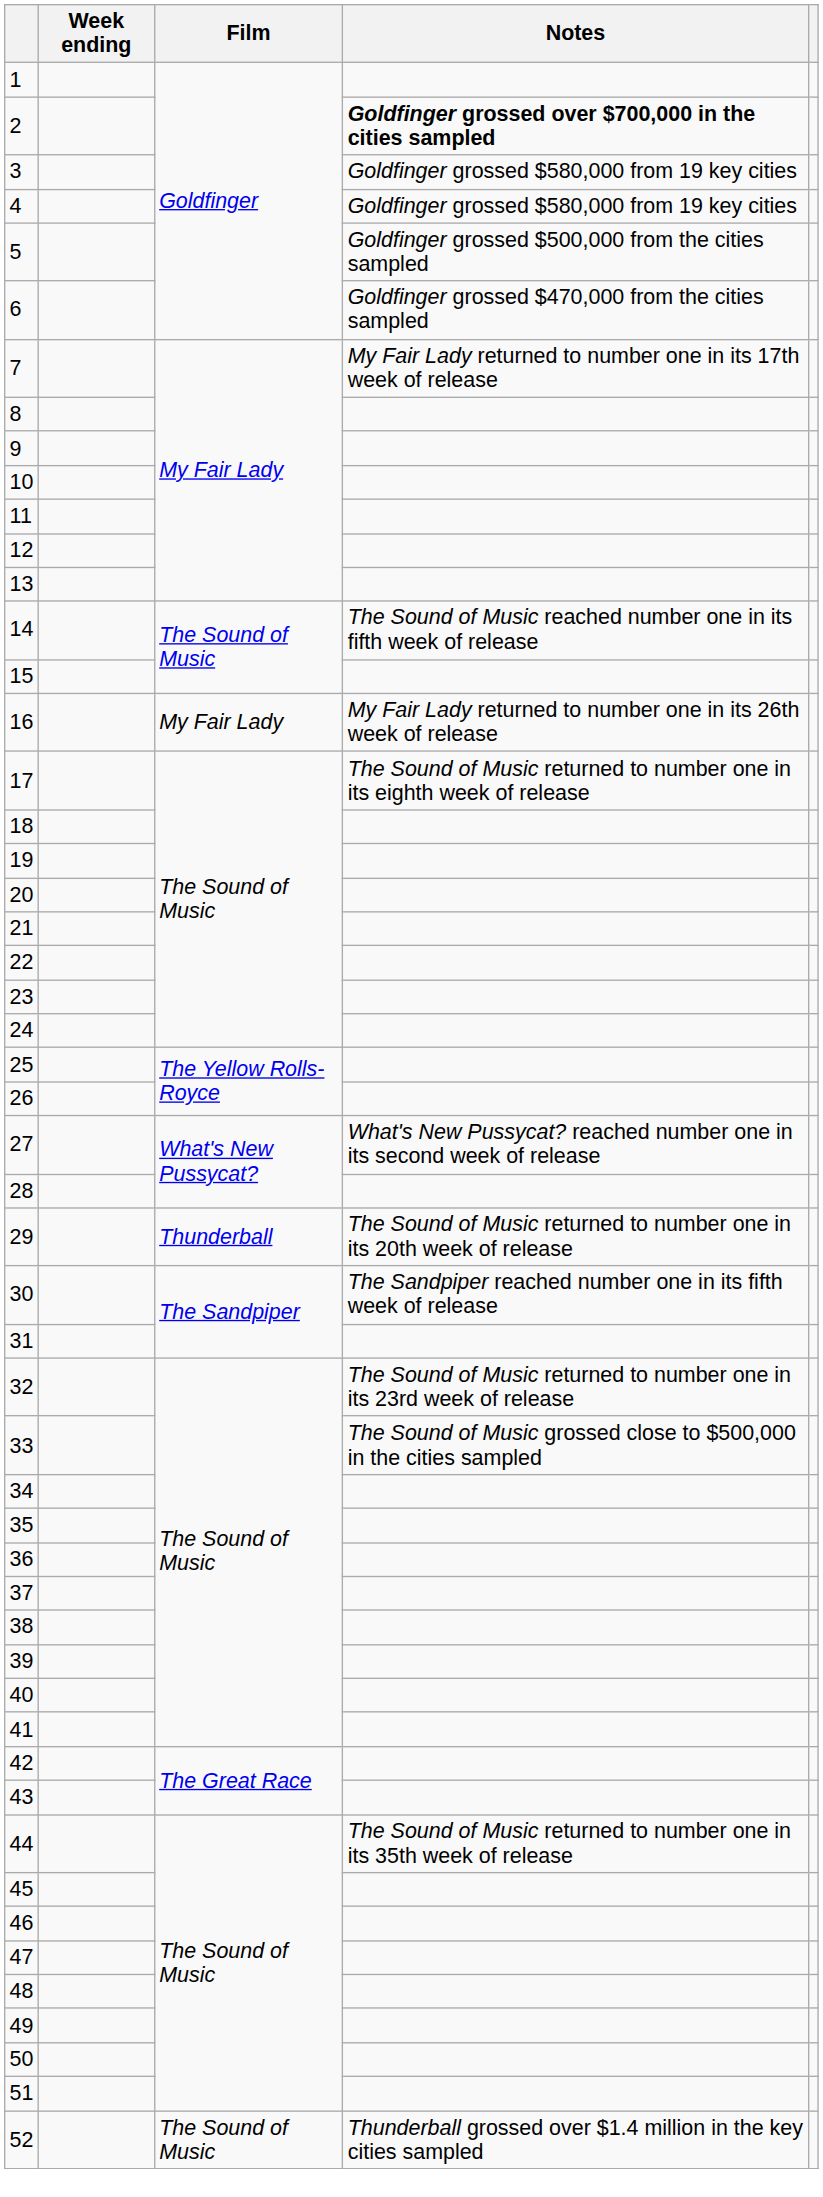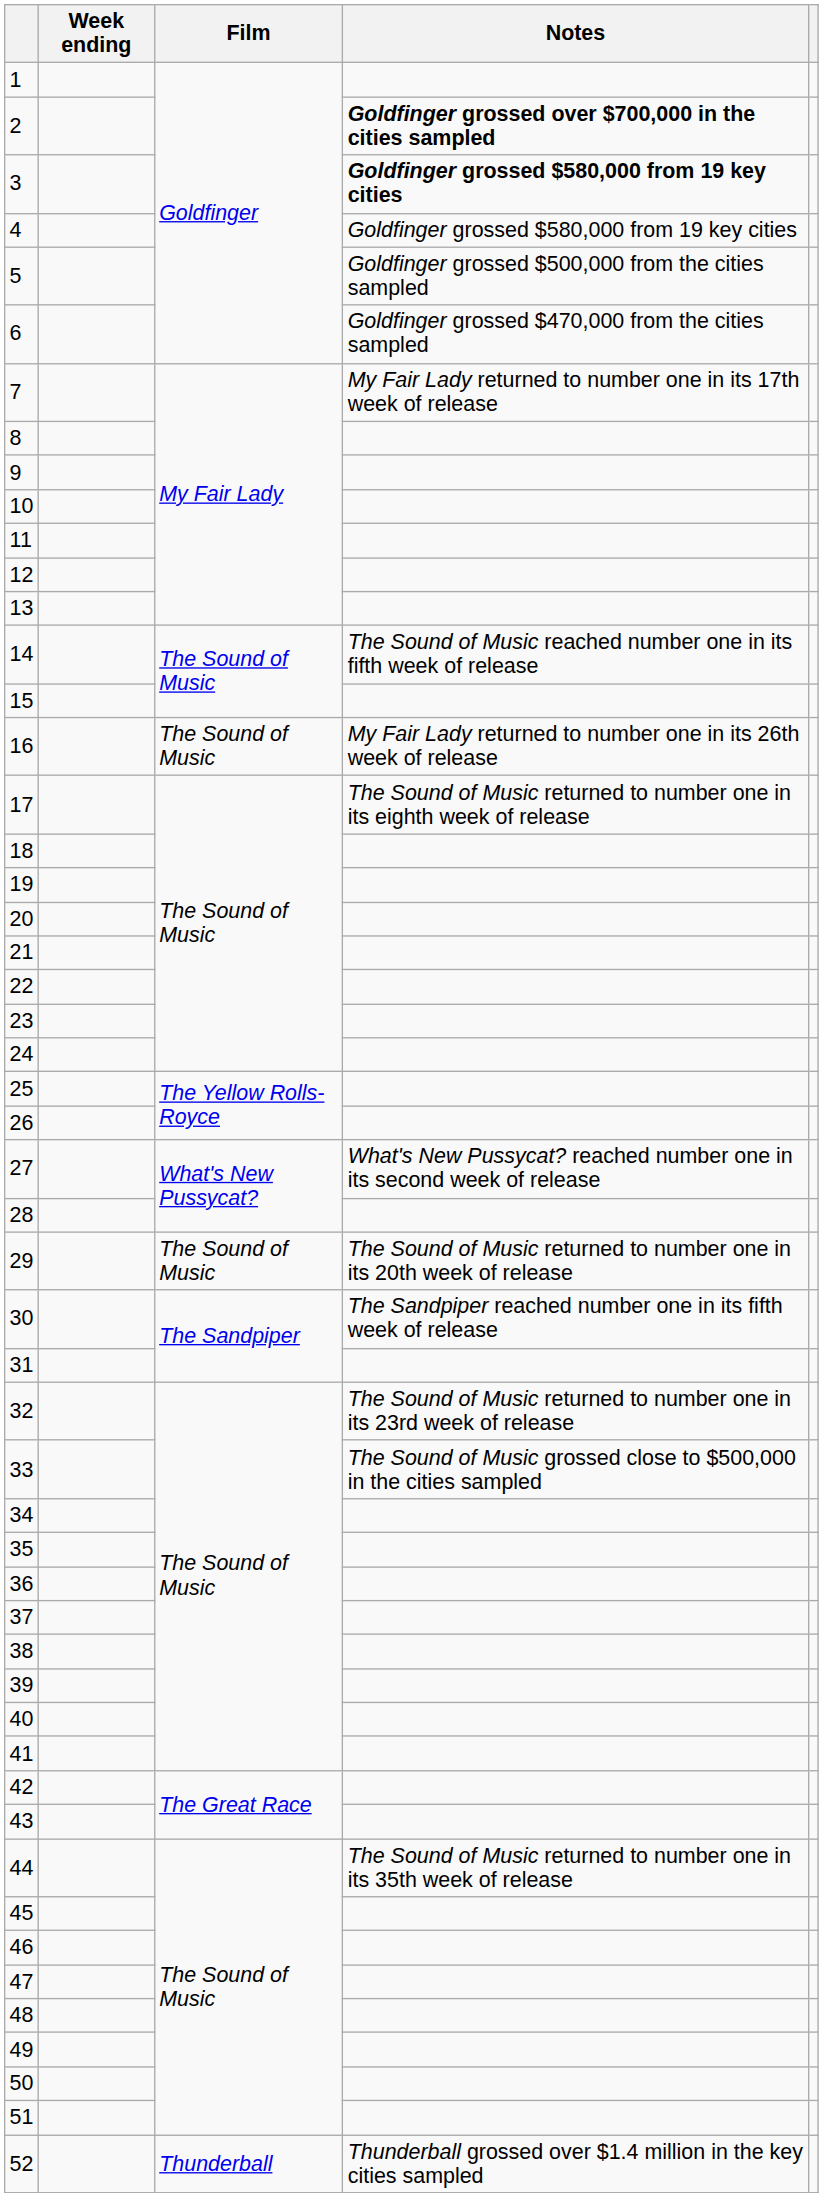(572, 171) normal -> (557, 183) bold
(221, 722) My Fair Lady -> (224, 746) The Sound of Music
(216, 1236) Thunderball -> (224, 1260) The Sound of Music
(224, 2139) The Sound of Music -> (216, 2163) Thunderball
